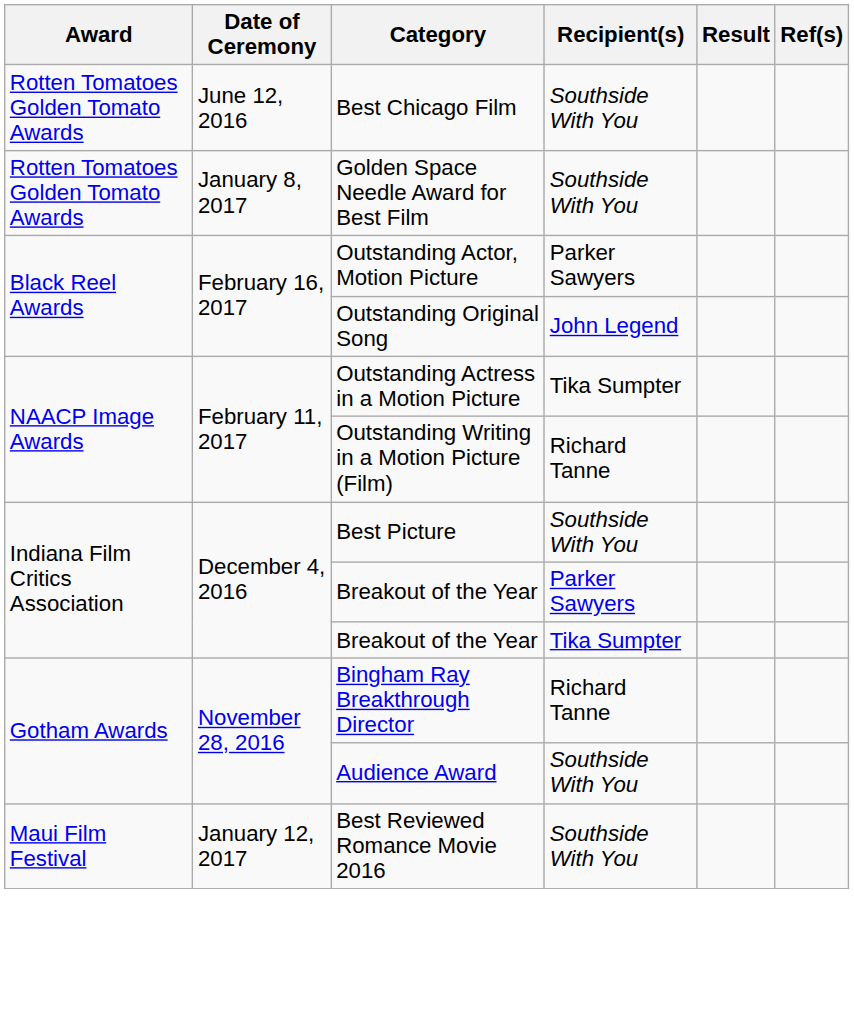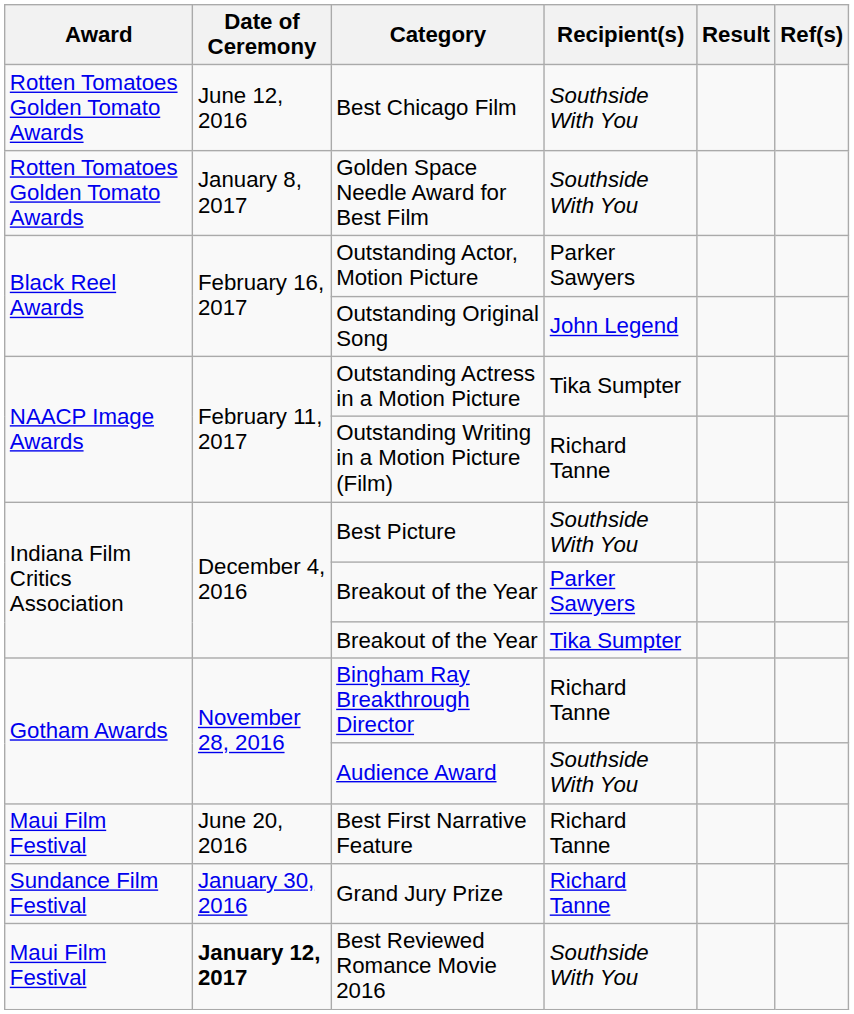+ row: (431, 833)
+ row: (420, 893)
(256, 845) normal -> (259, 966) bold
